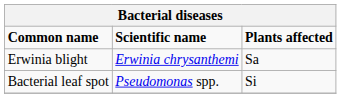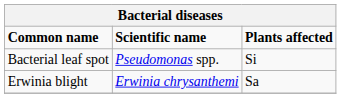rows swapped: (58, 81) <-> (48, 59)
